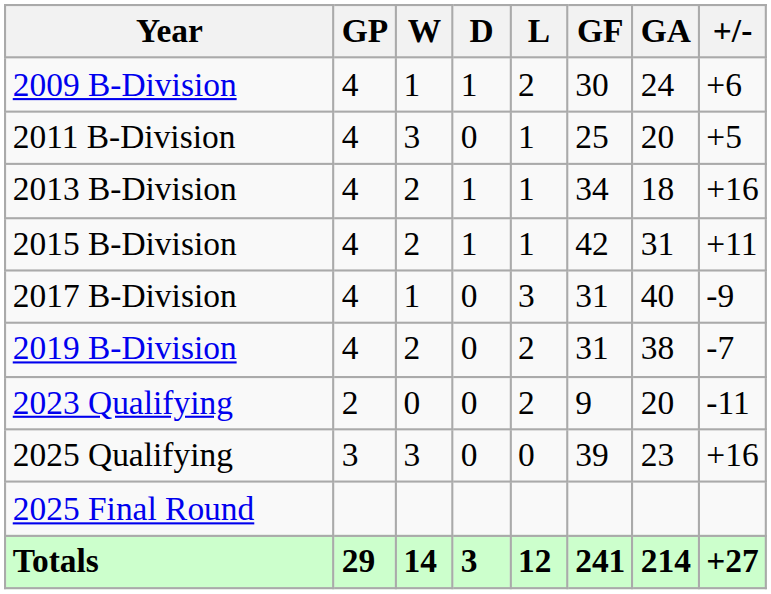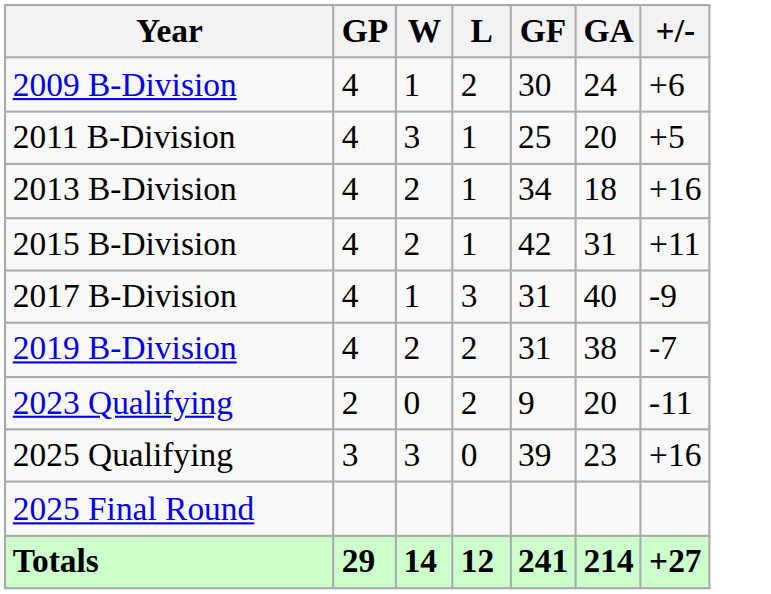- column: (482, 31)
